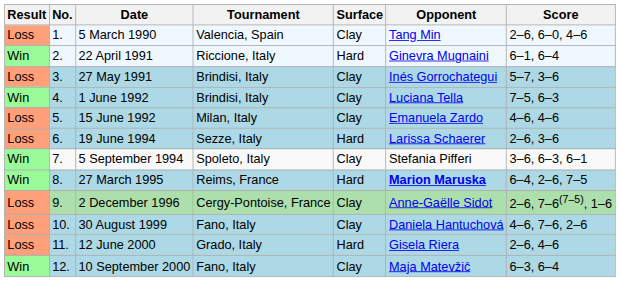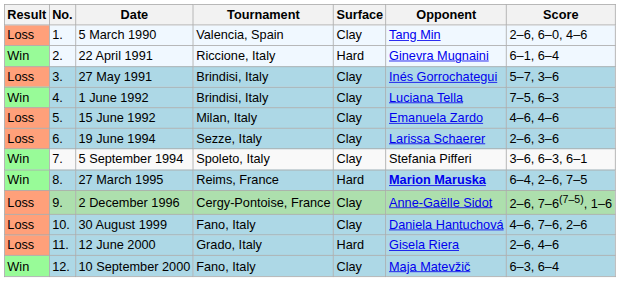(350, 138) Hard -> (349, 138) Clay
